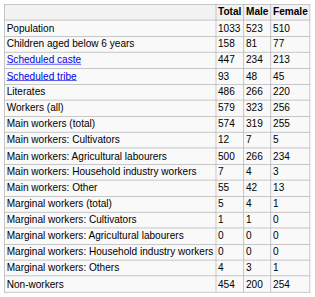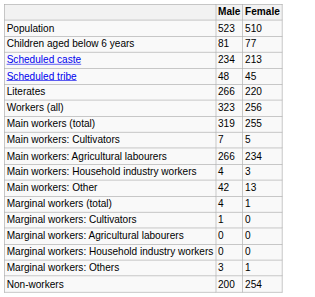- column: (230, 12)
